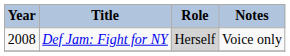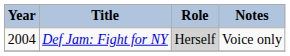(22, 39) 2008 -> (22, 39) 2004
